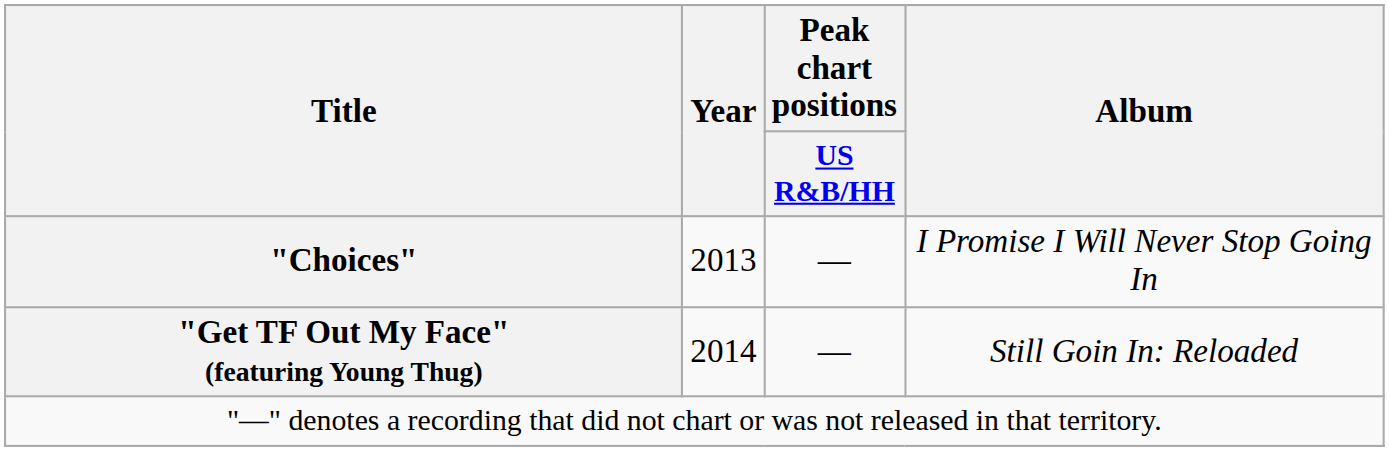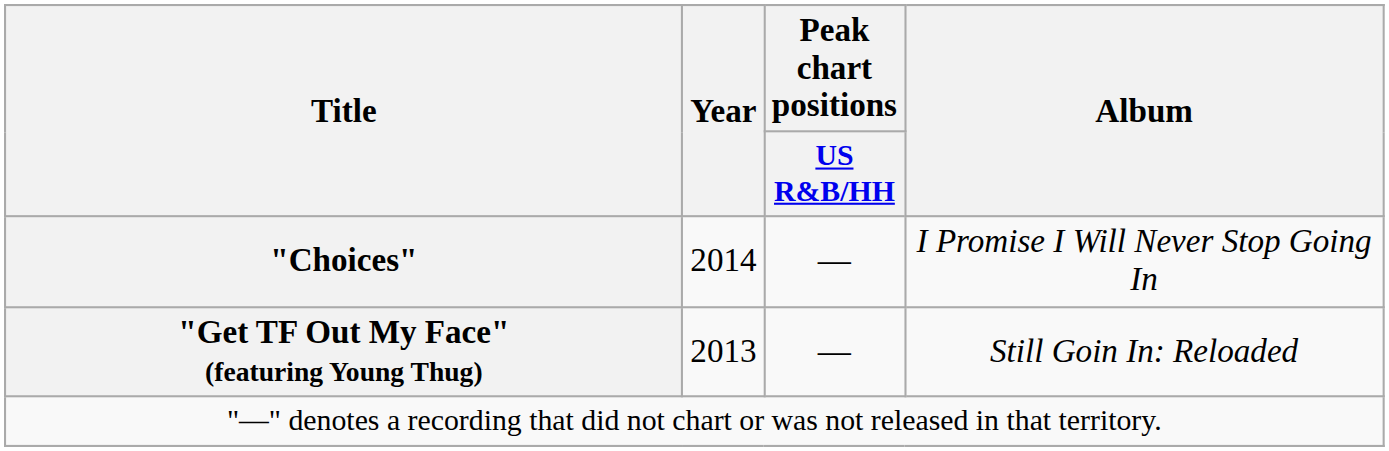(723, 260) 2013 -> (723, 260) 2014
(723, 350) 2014 -> (723, 350) 2013
